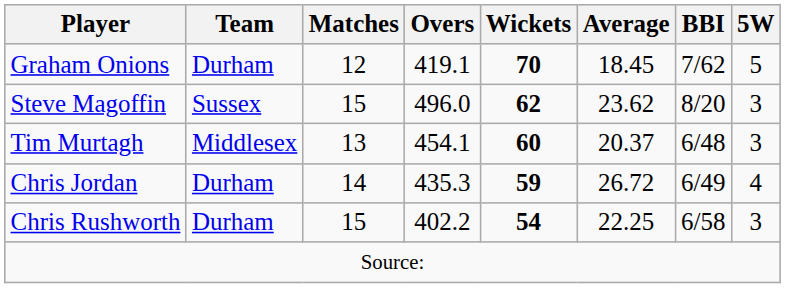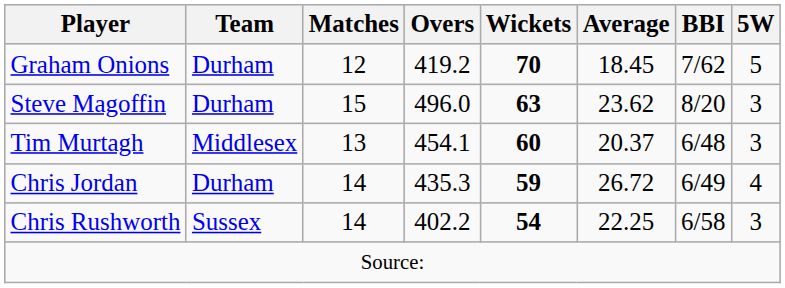(442, 63) 419.1 -> (442, 63) 419.2
(227, 103) Sussex -> (233, 103) Durham
(528, 103) 62 -> (528, 103) 63
(233, 222) Durham -> (227, 222) Sussex
(354, 222) 15 -> (354, 222) 14
